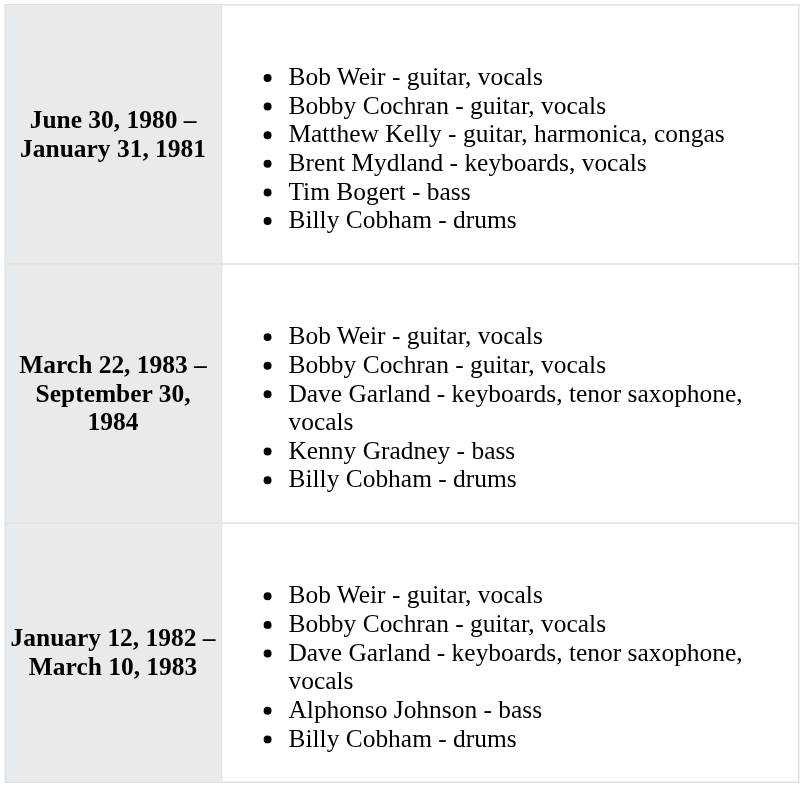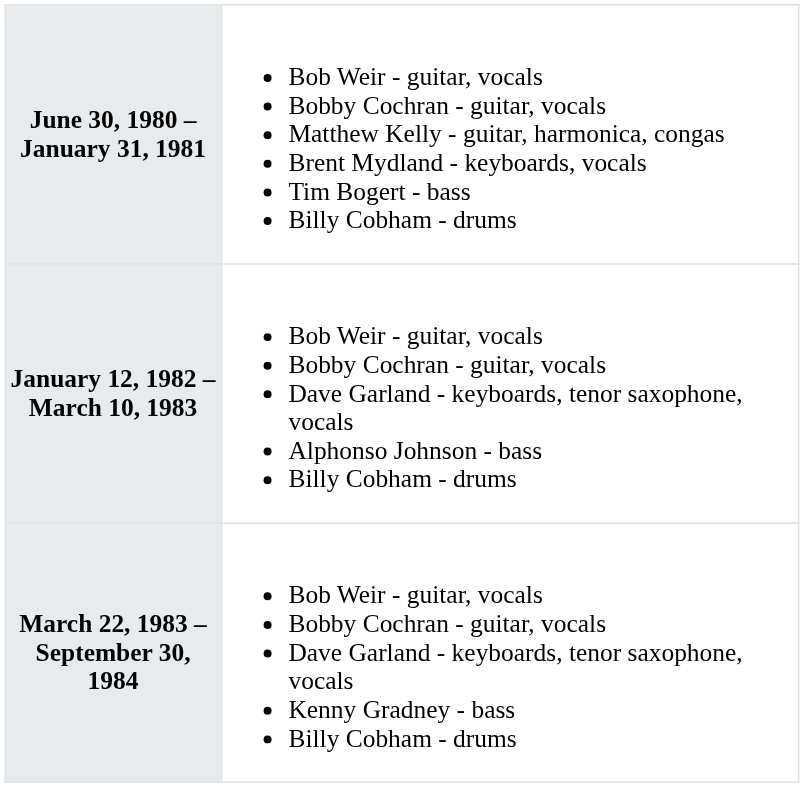rows swapped: (113, 652) <-> (113, 393)
